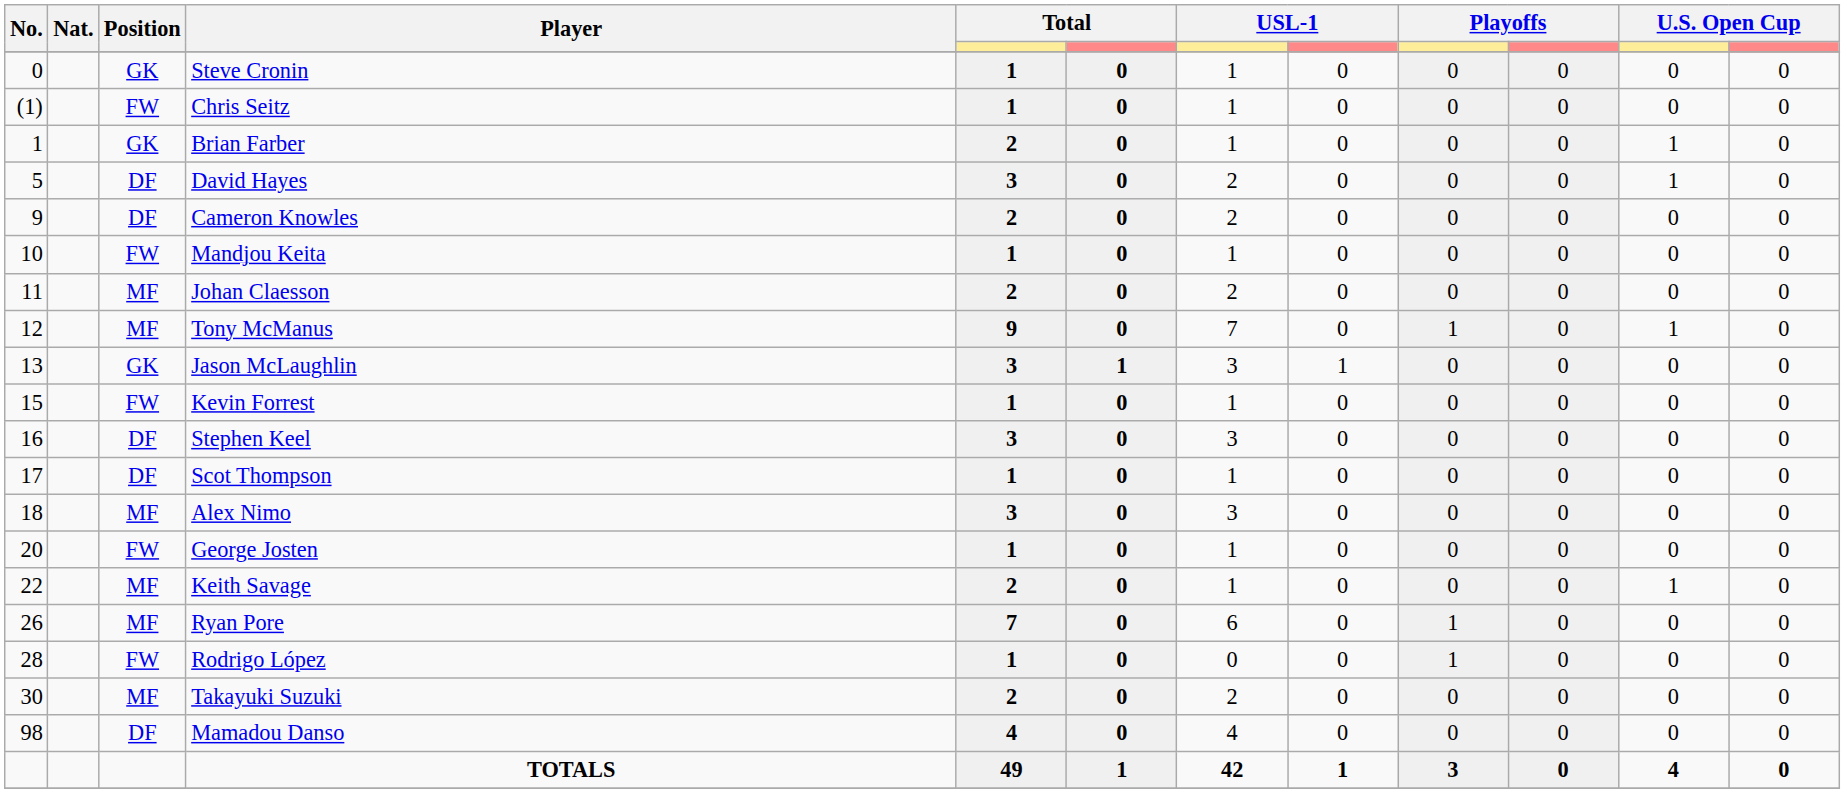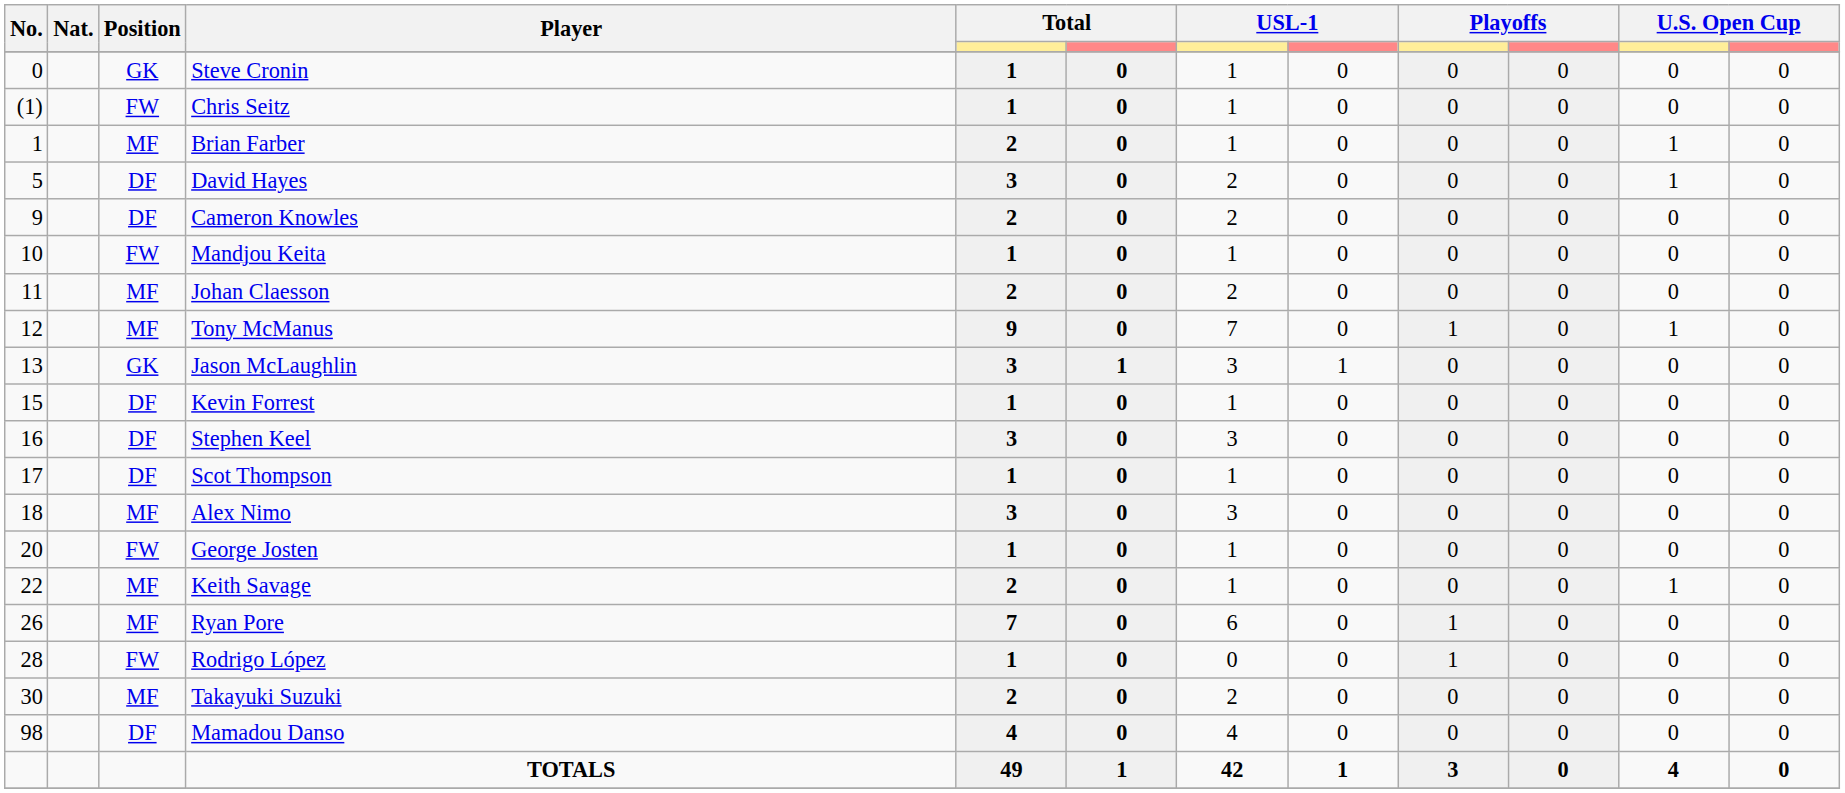(142, 144) GK -> (142, 144) MF
(142, 401) FW -> (142, 401) DF
